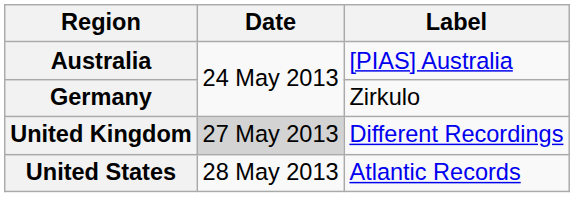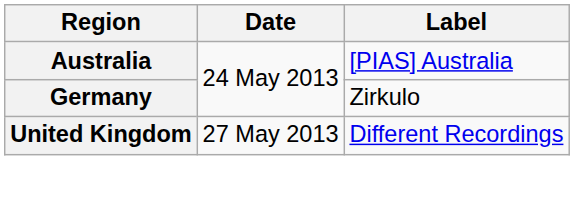(271, 135) lightgrey background -> (271, 135) no background
- row: (101, 172)
